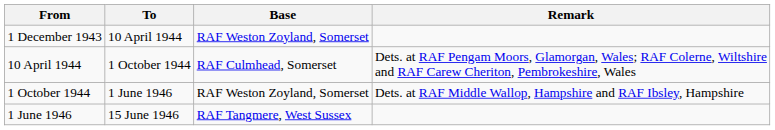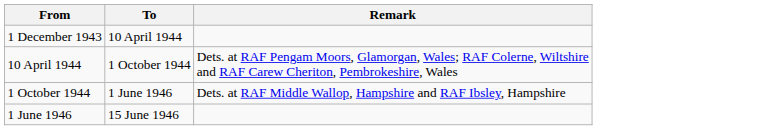- column: (283, 15)
